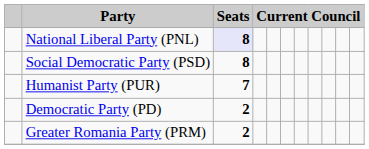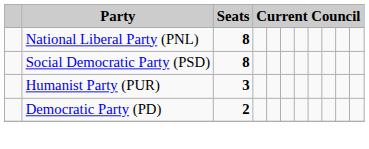(246, 39) lavender background -> (246, 39) no background
(246, 86) 7 -> (246, 86) 3
- row: (116, 132)
